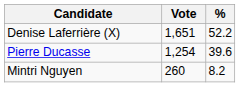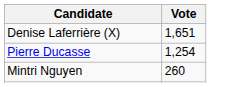- column: (220, 14)
